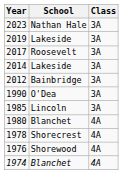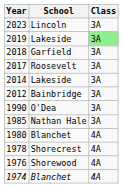(59, 25) Nathan Hale -> (49, 25) Lincoln
(96, 39) no background -> (96, 39) lightgreen background
+ row: (17, 53)
(49, 108) Lincoln -> (59, 121) Nathan Hale
